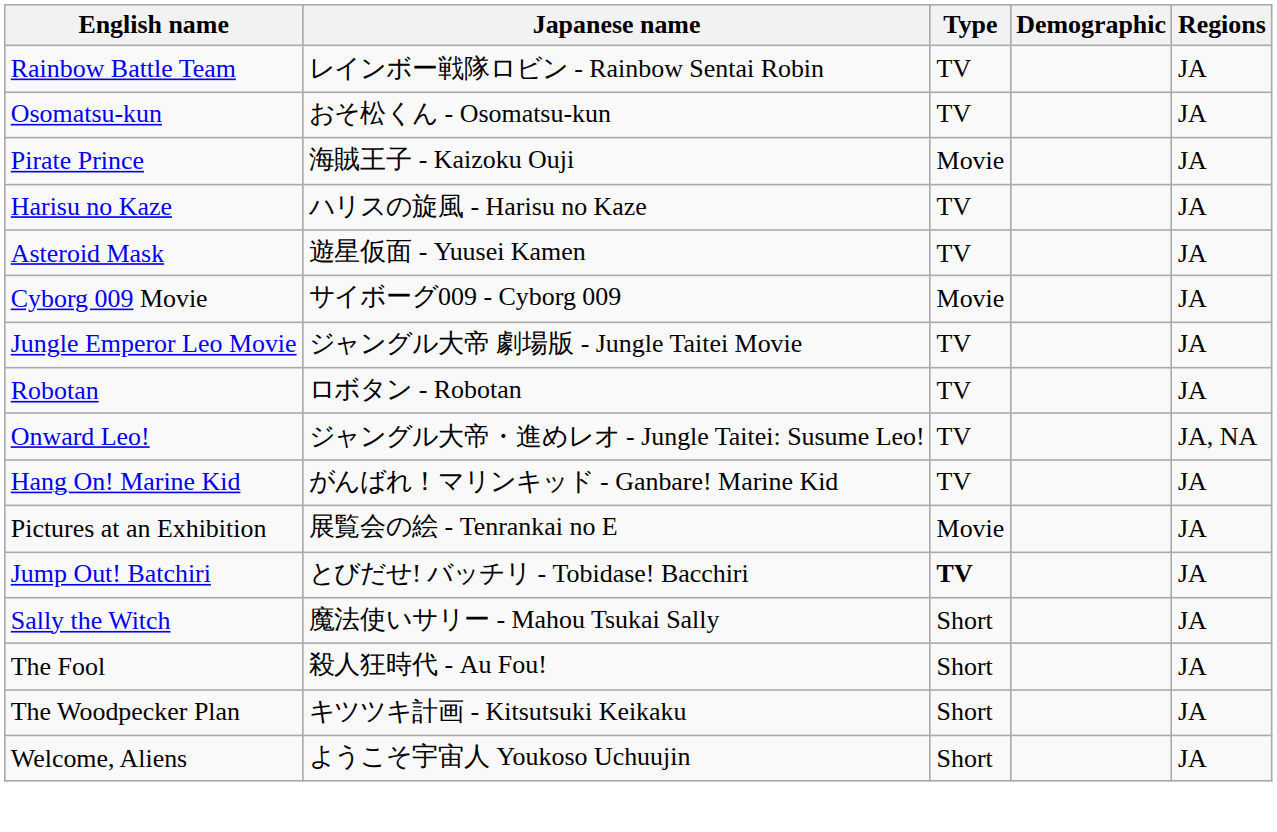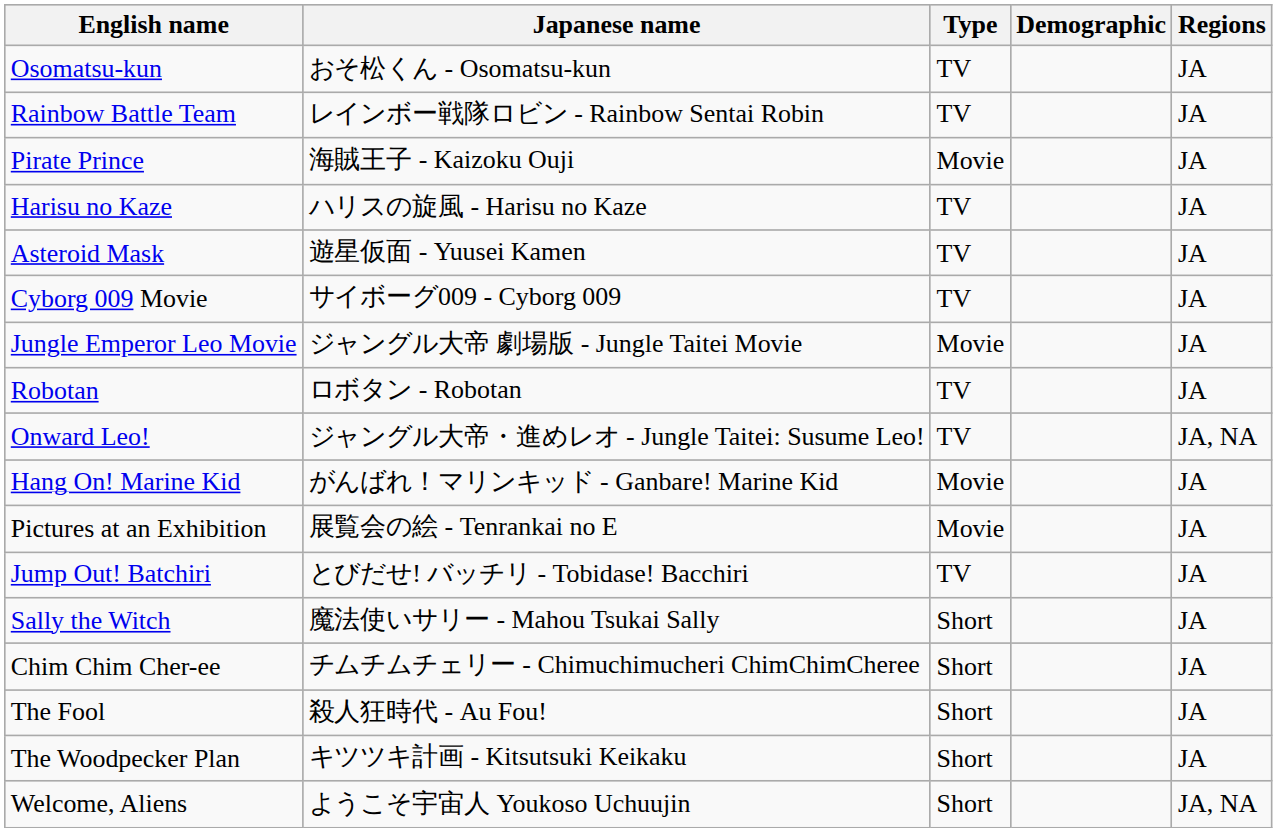rows swapped: (86, 114) <-> (123, 68)
(970, 298) Movie -> (954, 298) TV
(954, 344) TV -> (970, 344) Movie
(954, 482) TV -> (970, 482) Movie
(955, 574) bold -> (954, 574) normal
+ row: (116, 666)
(1192, 758) JA -> (1218, 804) JA, NA
